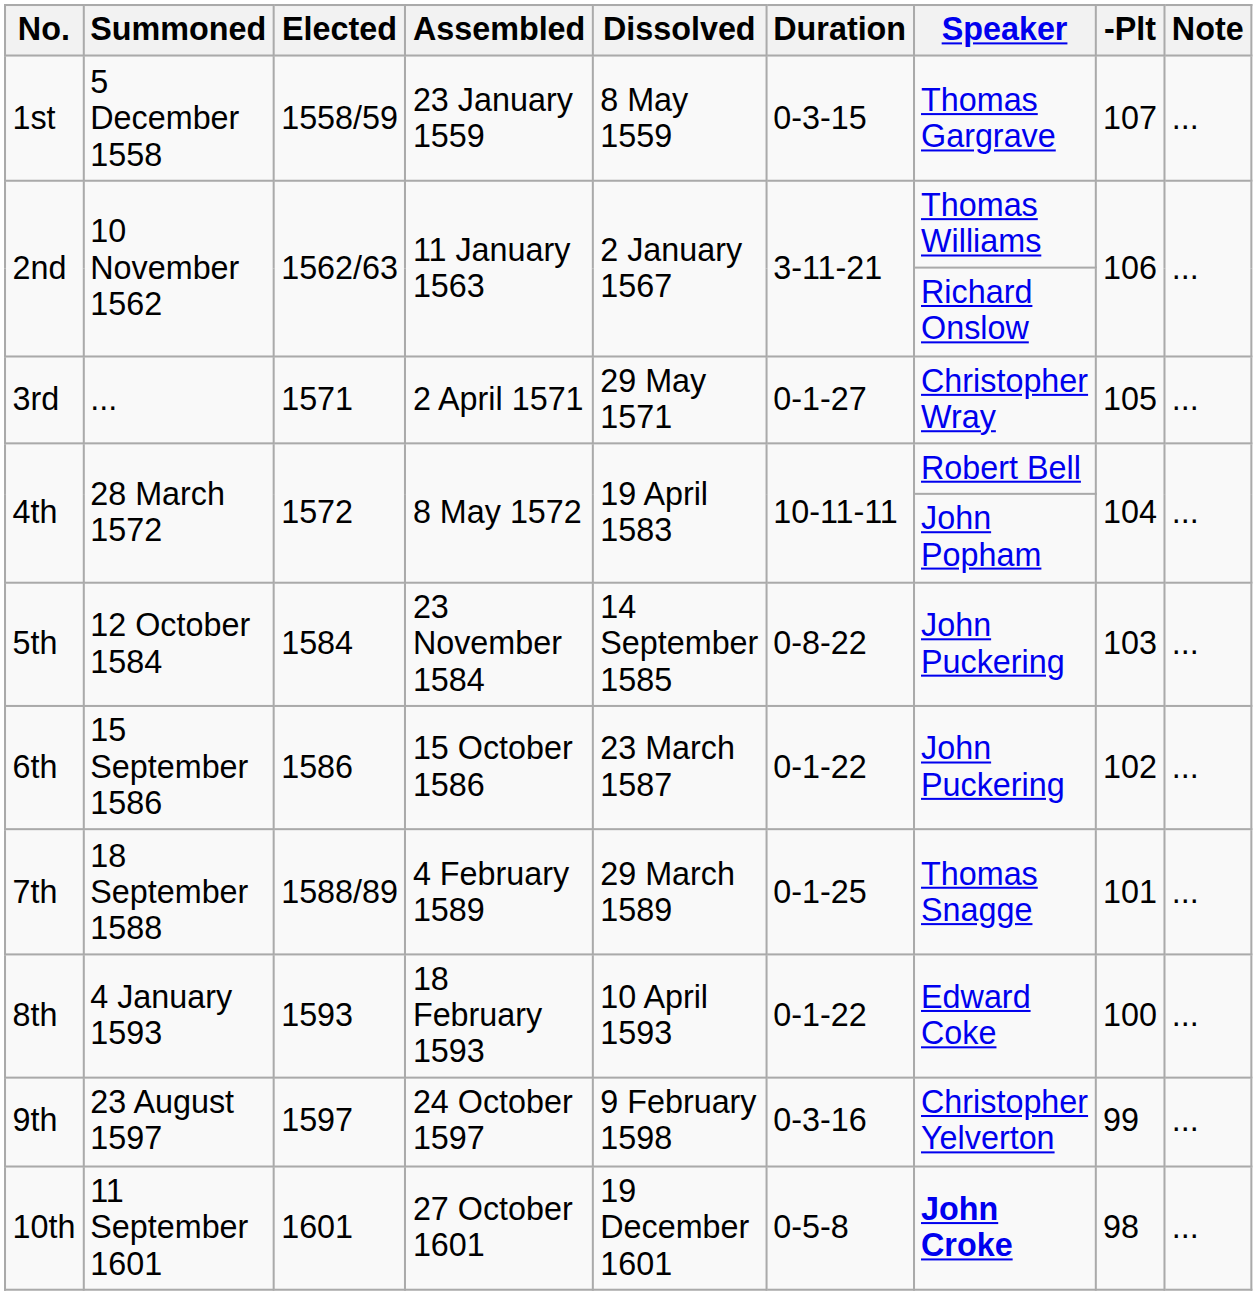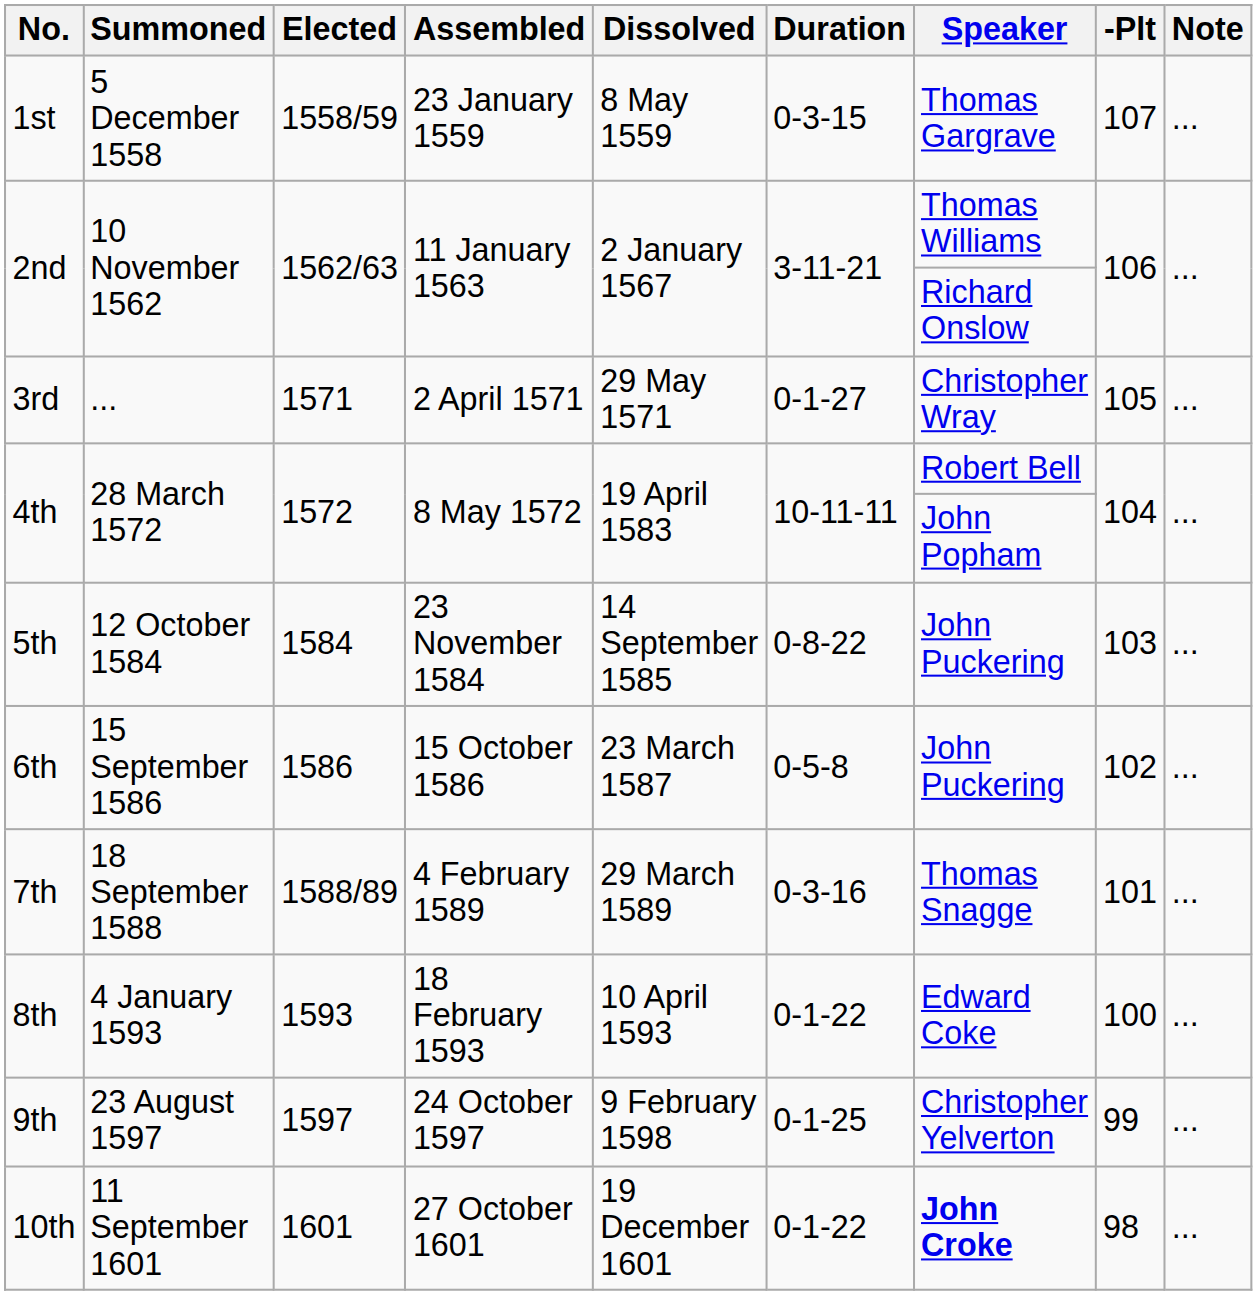(820, 767) 0-1-22 -> (811, 767) 0-5-8
(820, 891) 0-1-25 -> (820, 891) 0-3-16
(820, 1121) 0-3-16 -> (820, 1121) 0-1-25
(811, 1226) 0-5-8 -> (820, 1226) 0-1-22
